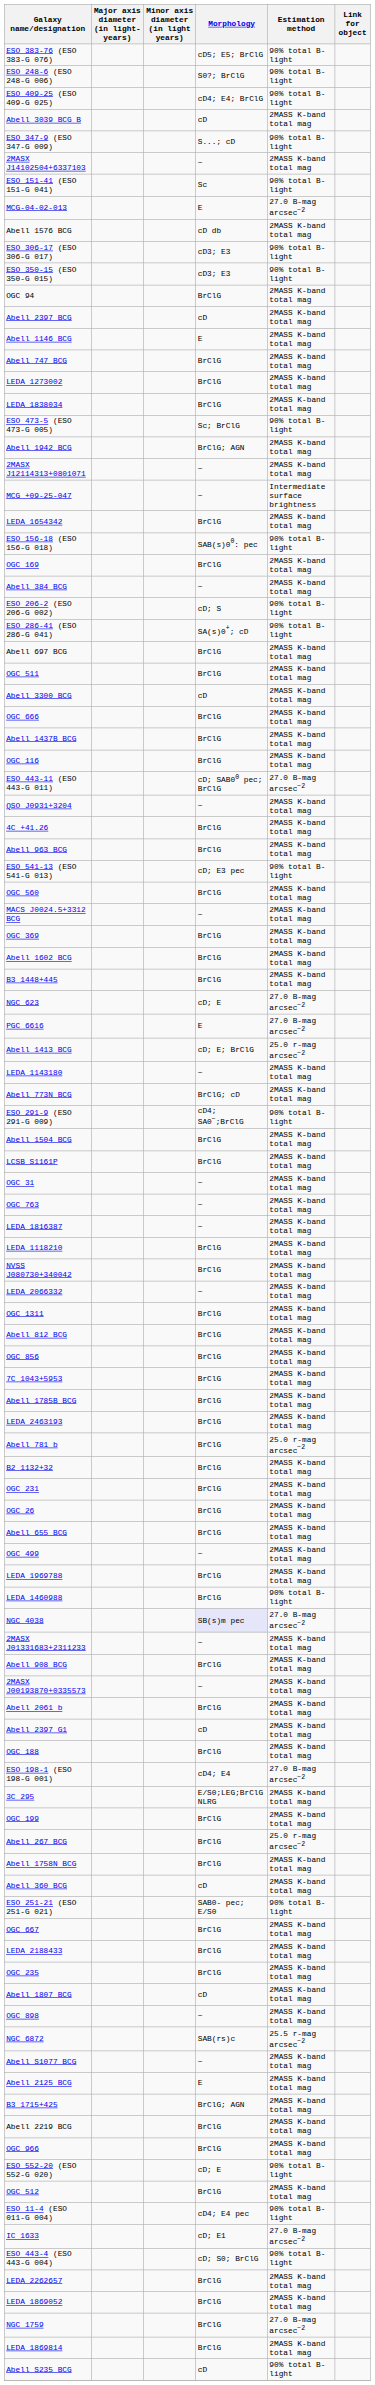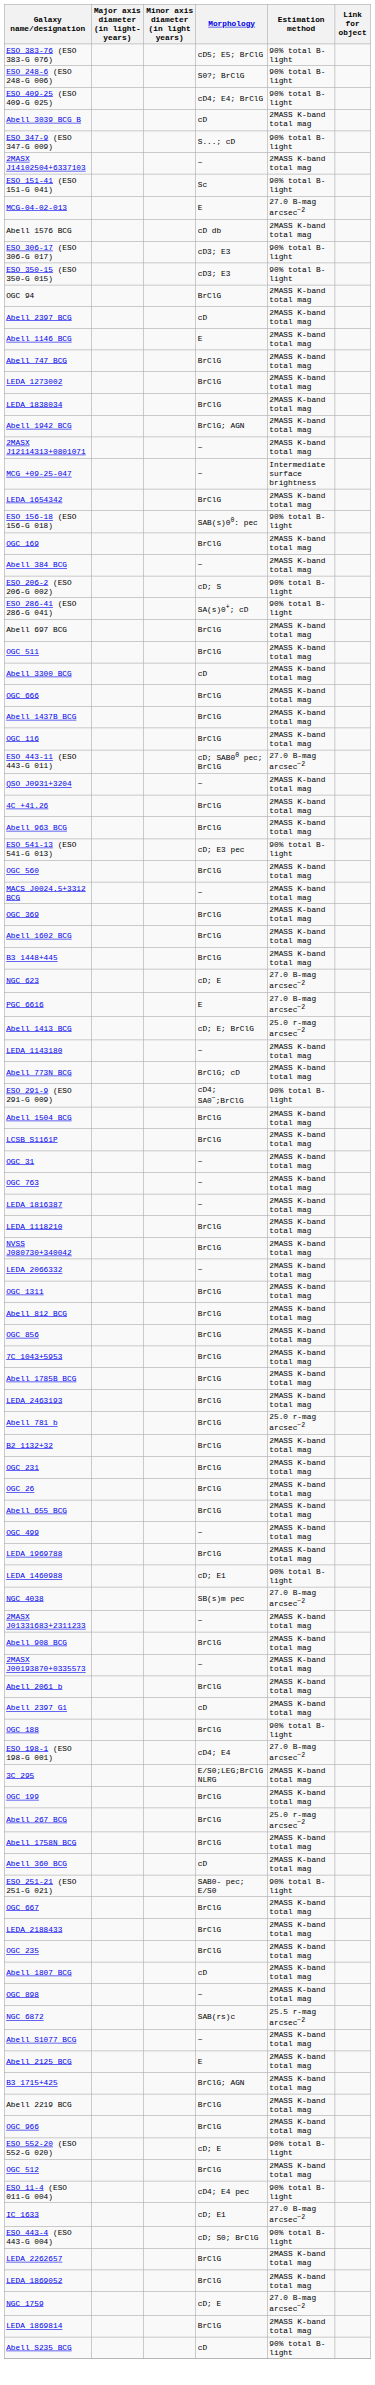- row: (39, 426)
(209, 1598) BrClG -> (212, 1576) cD; E1
(221, 1620) lavender background -> (221, 1599) no background
(297, 1752) 2MASS K-band total mag -> (297, 1730) 90% total B-light
(209, 2325) BrClG -> (209, 2304) cD; E
